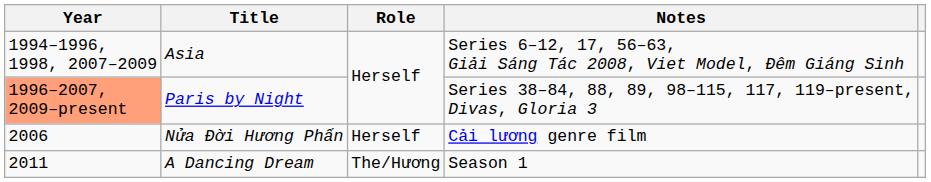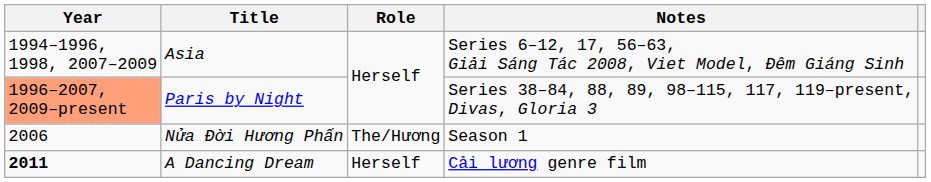(386, 137) Herself -> (396, 137) The/Hương
(547, 137) Cải lương genre film -> (488, 137) Season 1
(28, 164) normal -> (28, 164) bold
(396, 164) The/Hương -> (386, 164) Herself
(488, 164) Season 1 -> (547, 164) Cải lương genre film
